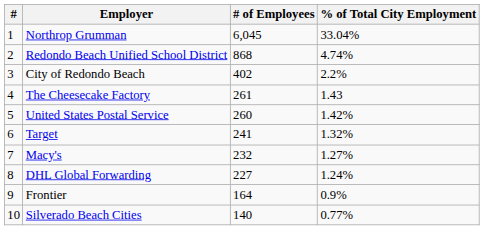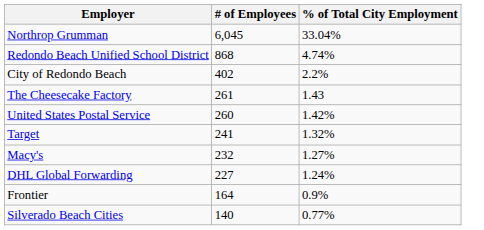- column: (14, 14)
